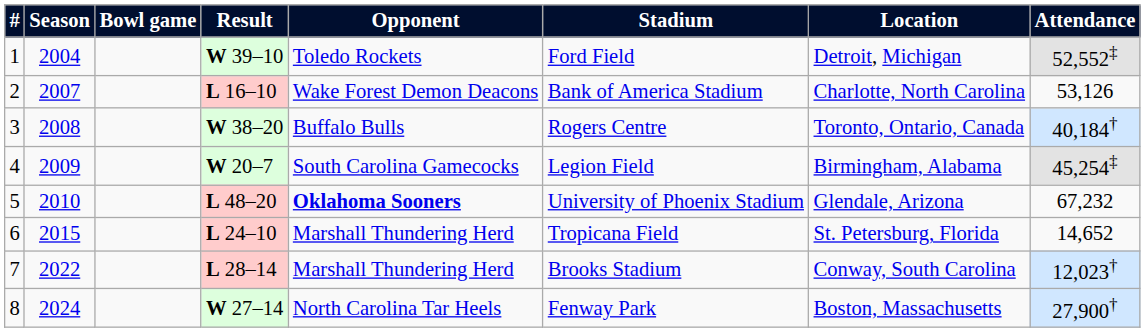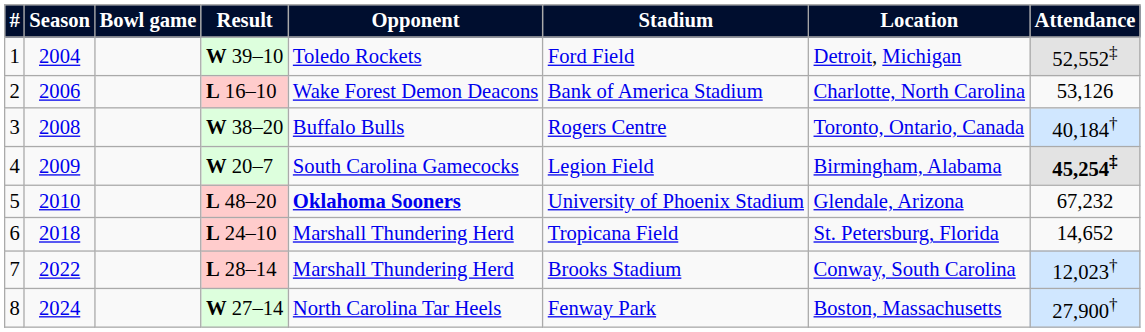(60, 91) 2007 -> (60, 91) 2006
(1085, 165) normal -> (1085, 165) bold
(60, 234) 2015 -> (60, 234) 2018
